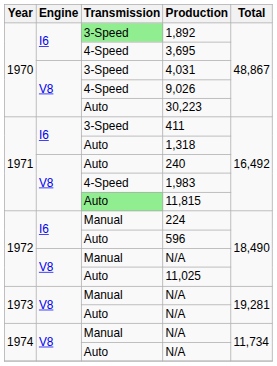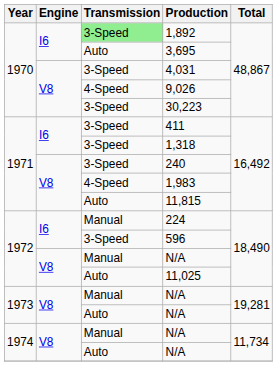(106, 51) 4-Speed -> (96, 51) Auto
(96, 107) Auto -> (106, 107) 3-Speed
(96, 145) Auto -> (106, 145) 3-Speed
(96, 164) Auto -> (106, 164) 3-Speed
(96, 201) lightgreen background -> (96, 201) no background
(96, 239) Auto -> (106, 239) 3-Speed
